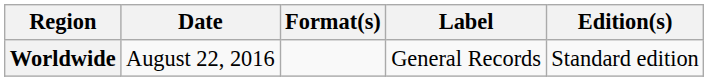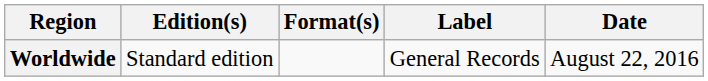columns swapped: (200, 22) <-> (625, 22)
